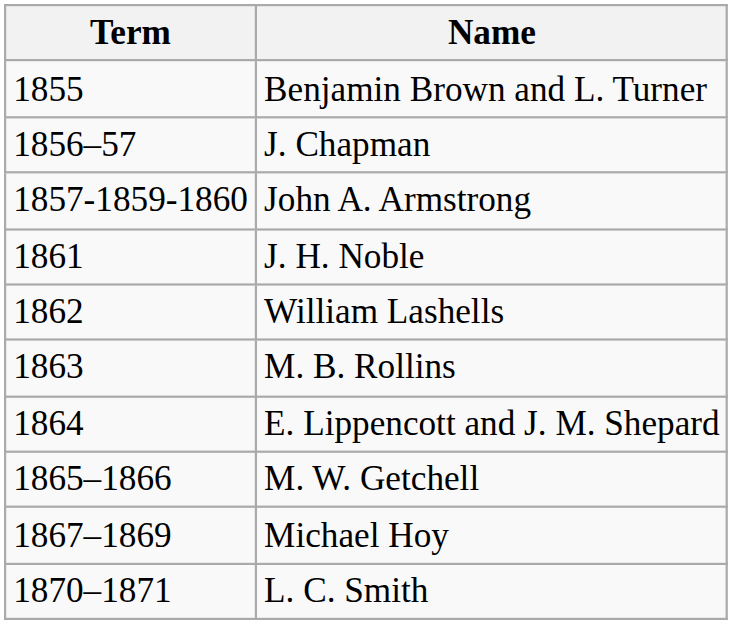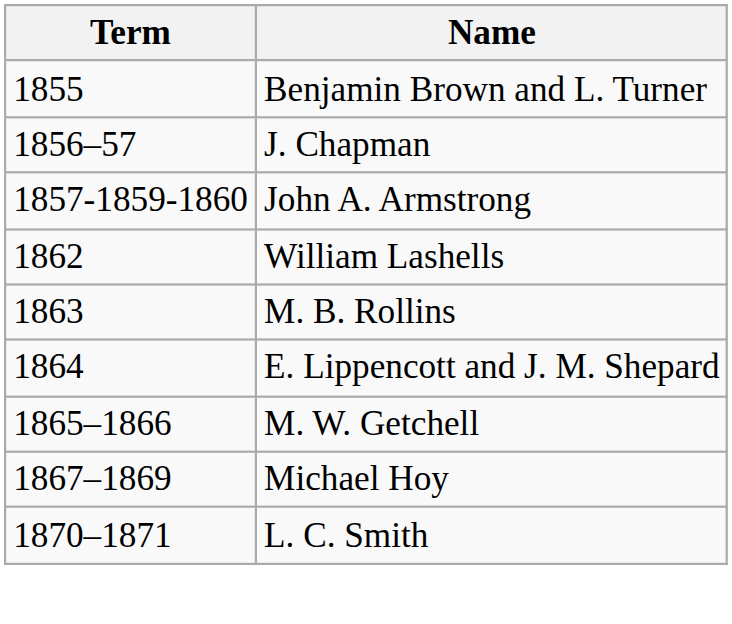- row: (344, 255)
